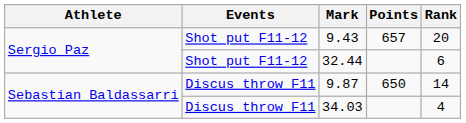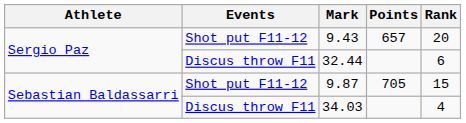(246, 61) Shot put F11-12 -> (250, 61) Discus throw F11
(250, 84) Discus throw F11 -> (246, 84) Shot put F11-12
(394, 84) 650 -> (394, 84) 705
(441, 84) 14 -> (441, 84) 15
